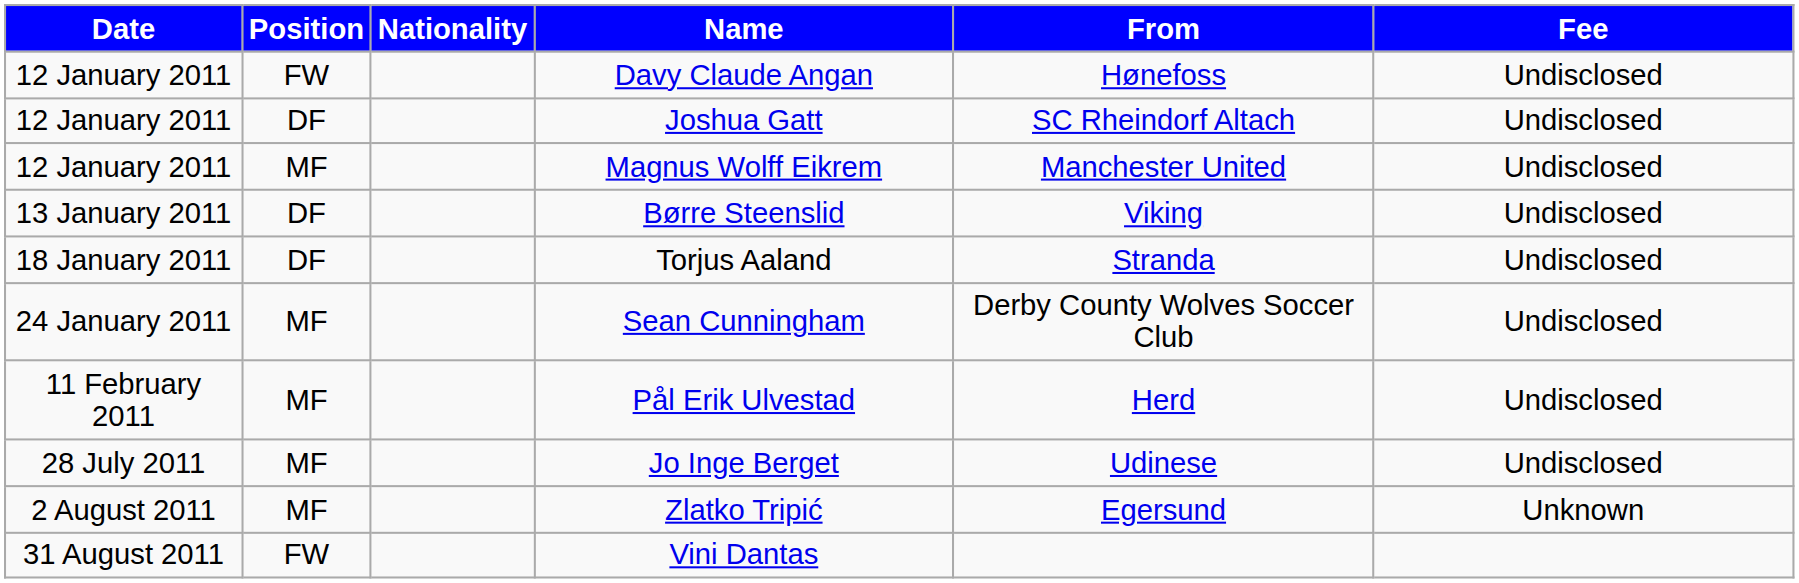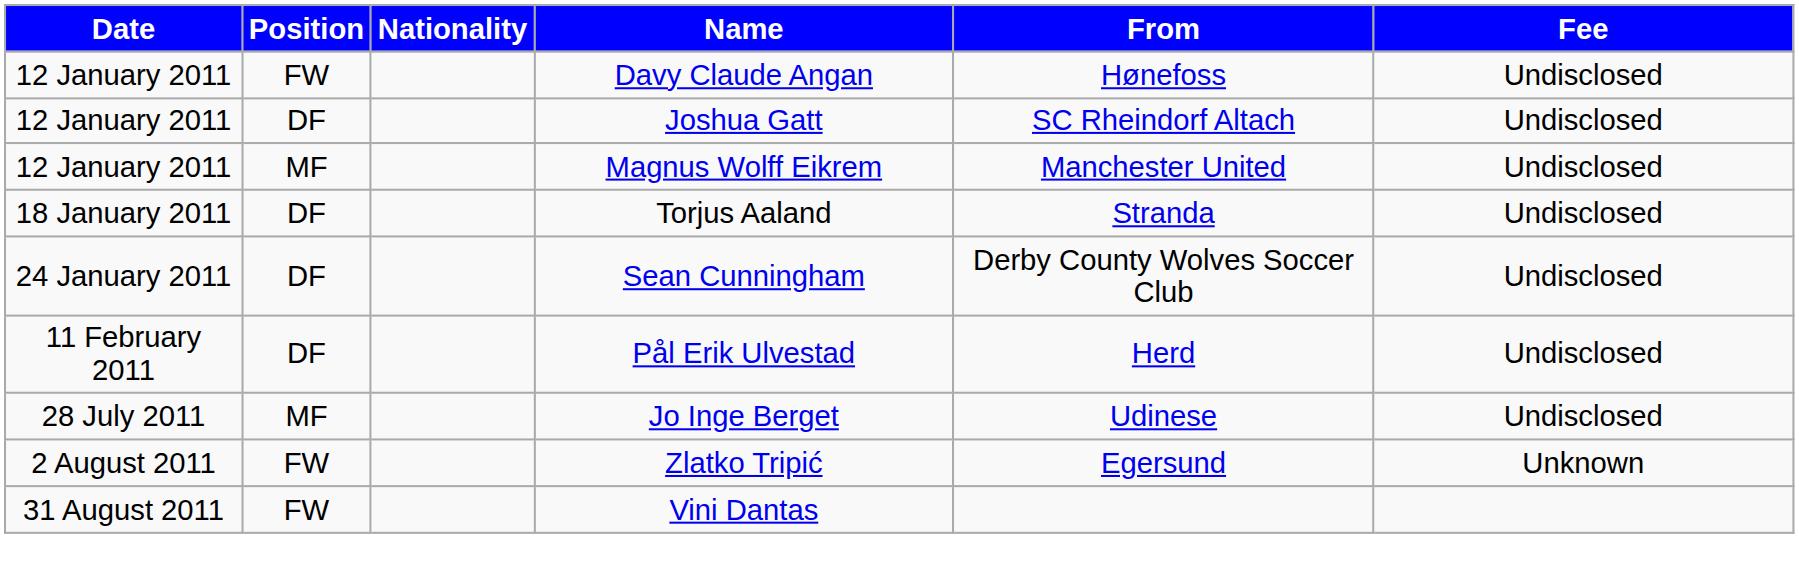- row: (744, 213)
(306, 322) MF -> (306, 276) DF
(306, 400) MF -> (306, 354) DF
(306, 509) MF -> (306, 463) FW
